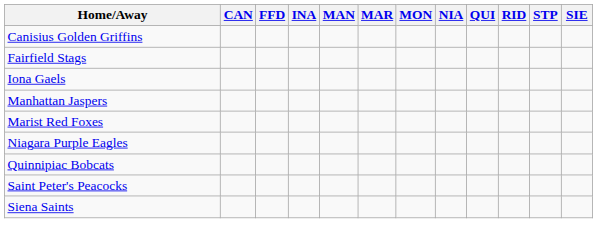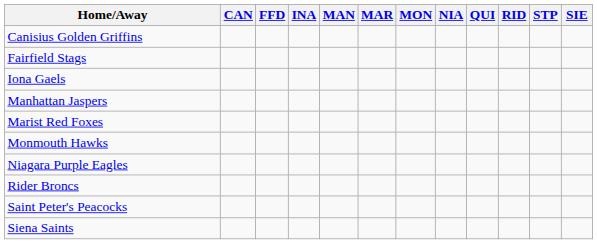+ row: (58, 143)
- row: (61, 164)
+ row: (43, 185)
